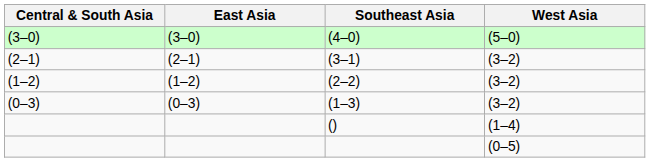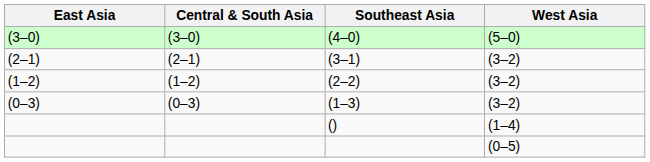columns swapped: (85, 16) <-> (245, 16)
